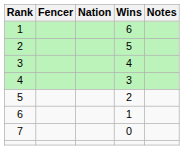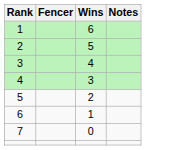- column: (95, 13)
